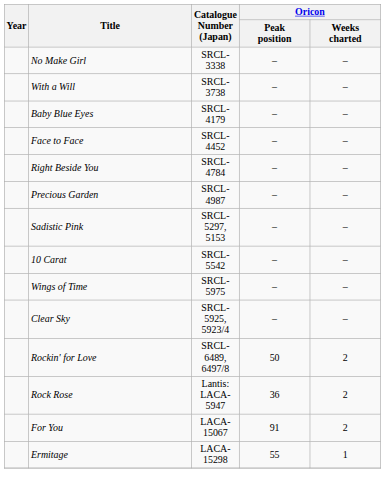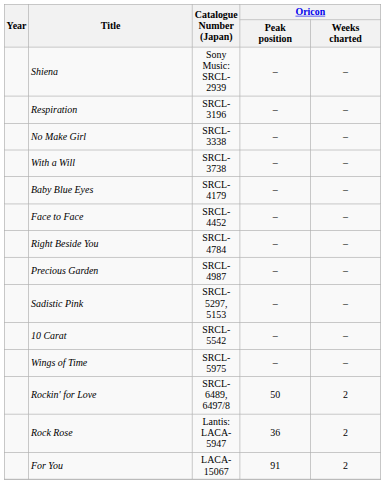+ row: (44, 71)
+ row: (54, 109)
- row: (50, 319)
- row: (49, 454)
